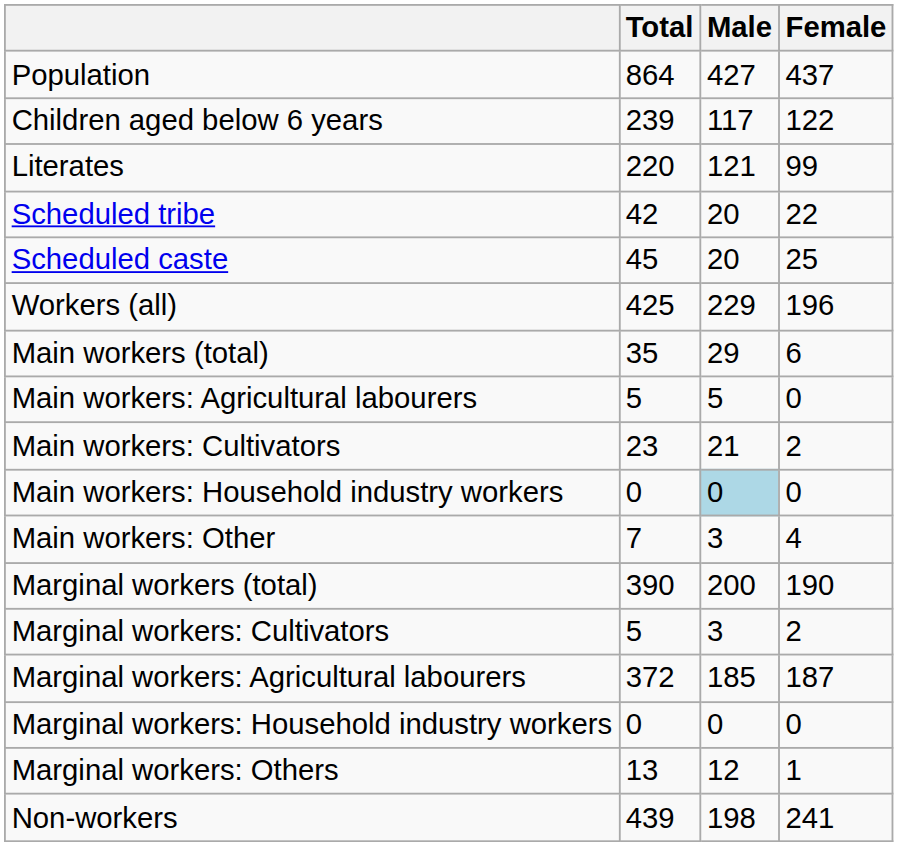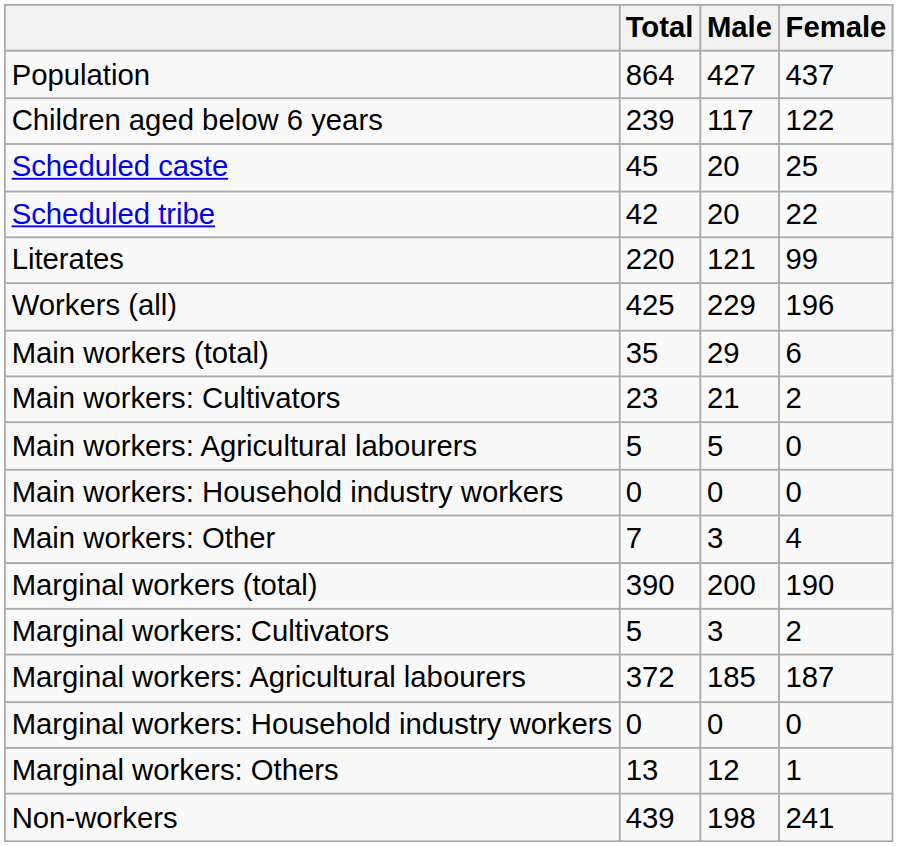rows swapped: (120, 259) <-> (68, 167)
rows swapped: (176, 445) <-> (244, 399)
(715, 492) lightblue background -> (715, 492) no background
